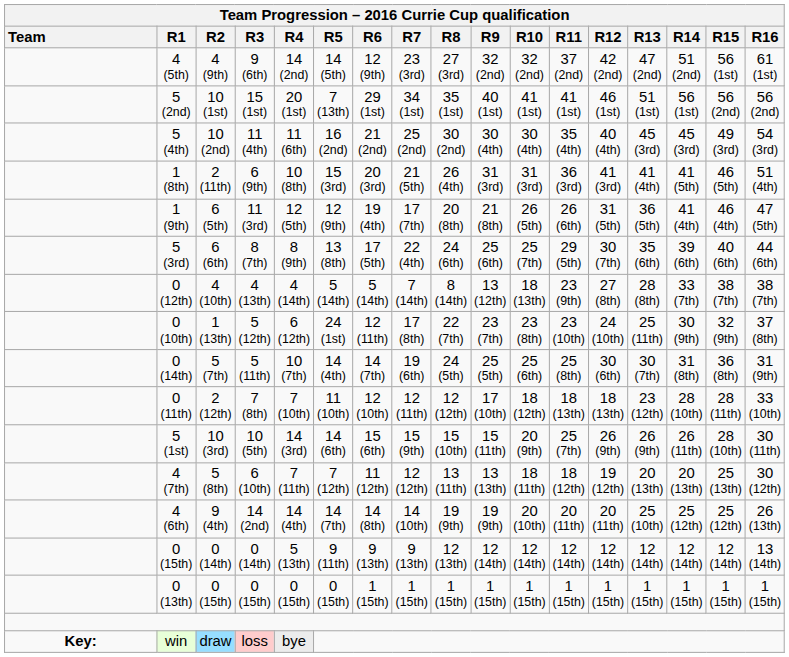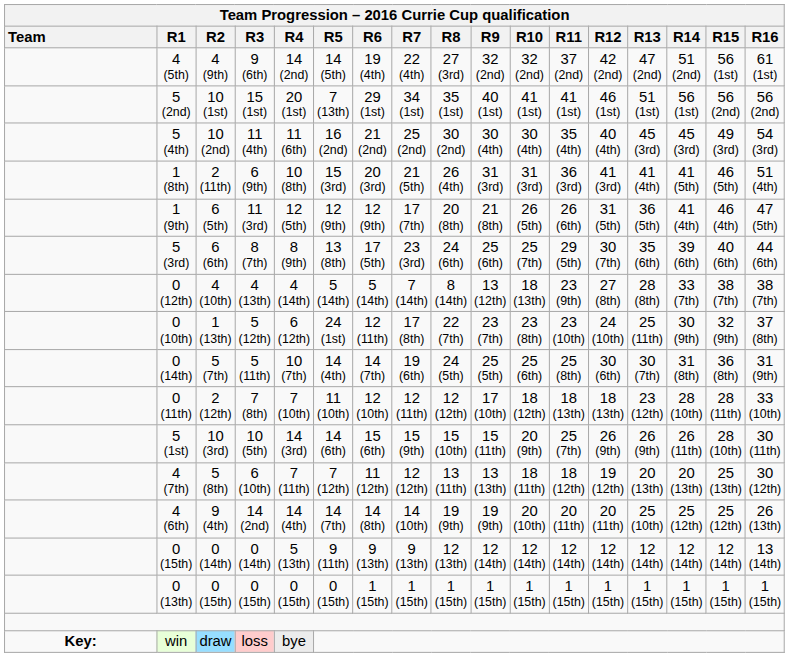(372, 67) 12 (9th) -> (372, 67) 19 (4th)
(412, 67) 23 (3rd) -> (412, 67) 22 (4th)
(372, 217) 19 (4th) -> (372, 217) 12 (9th)
(412, 255) 22 (4th) -> (412, 255) 23 (3rd)
